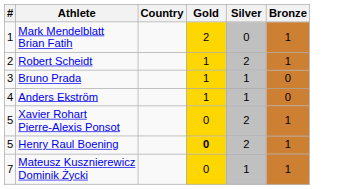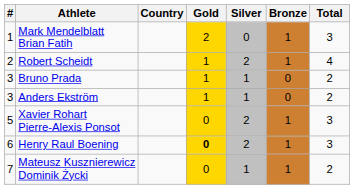+ column: (330, 13)
(10, 97) 4 -> (10, 97) 3
(10, 145) 5 -> (10, 145) 6
